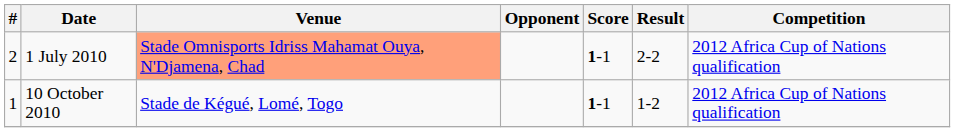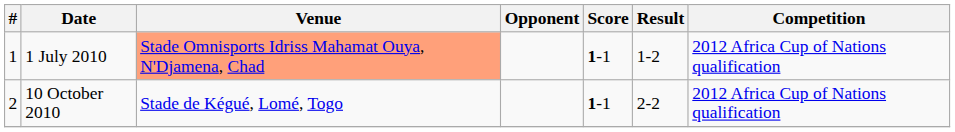(13, 55) 2 -> (13, 55) 1
(648, 55) 2-2 -> (648, 55) 1-2
(13, 103) 1 -> (13, 103) 2
(648, 103) 1-2 -> (648, 103) 2-2
